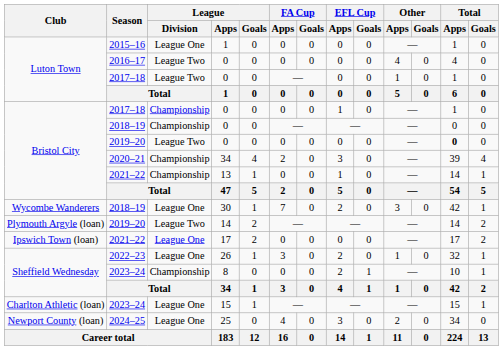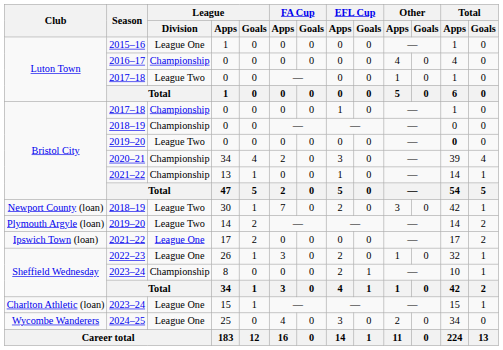(180, 61) League Two -> (180, 61) Championship
(56, 207) Wycombe Wanderers -> (56, 207) Newport County (loan)
(180, 207) League One -> (180, 207) League Two
(56, 321) Newport County (loan) -> (56, 321) Wycombe Wanderers
